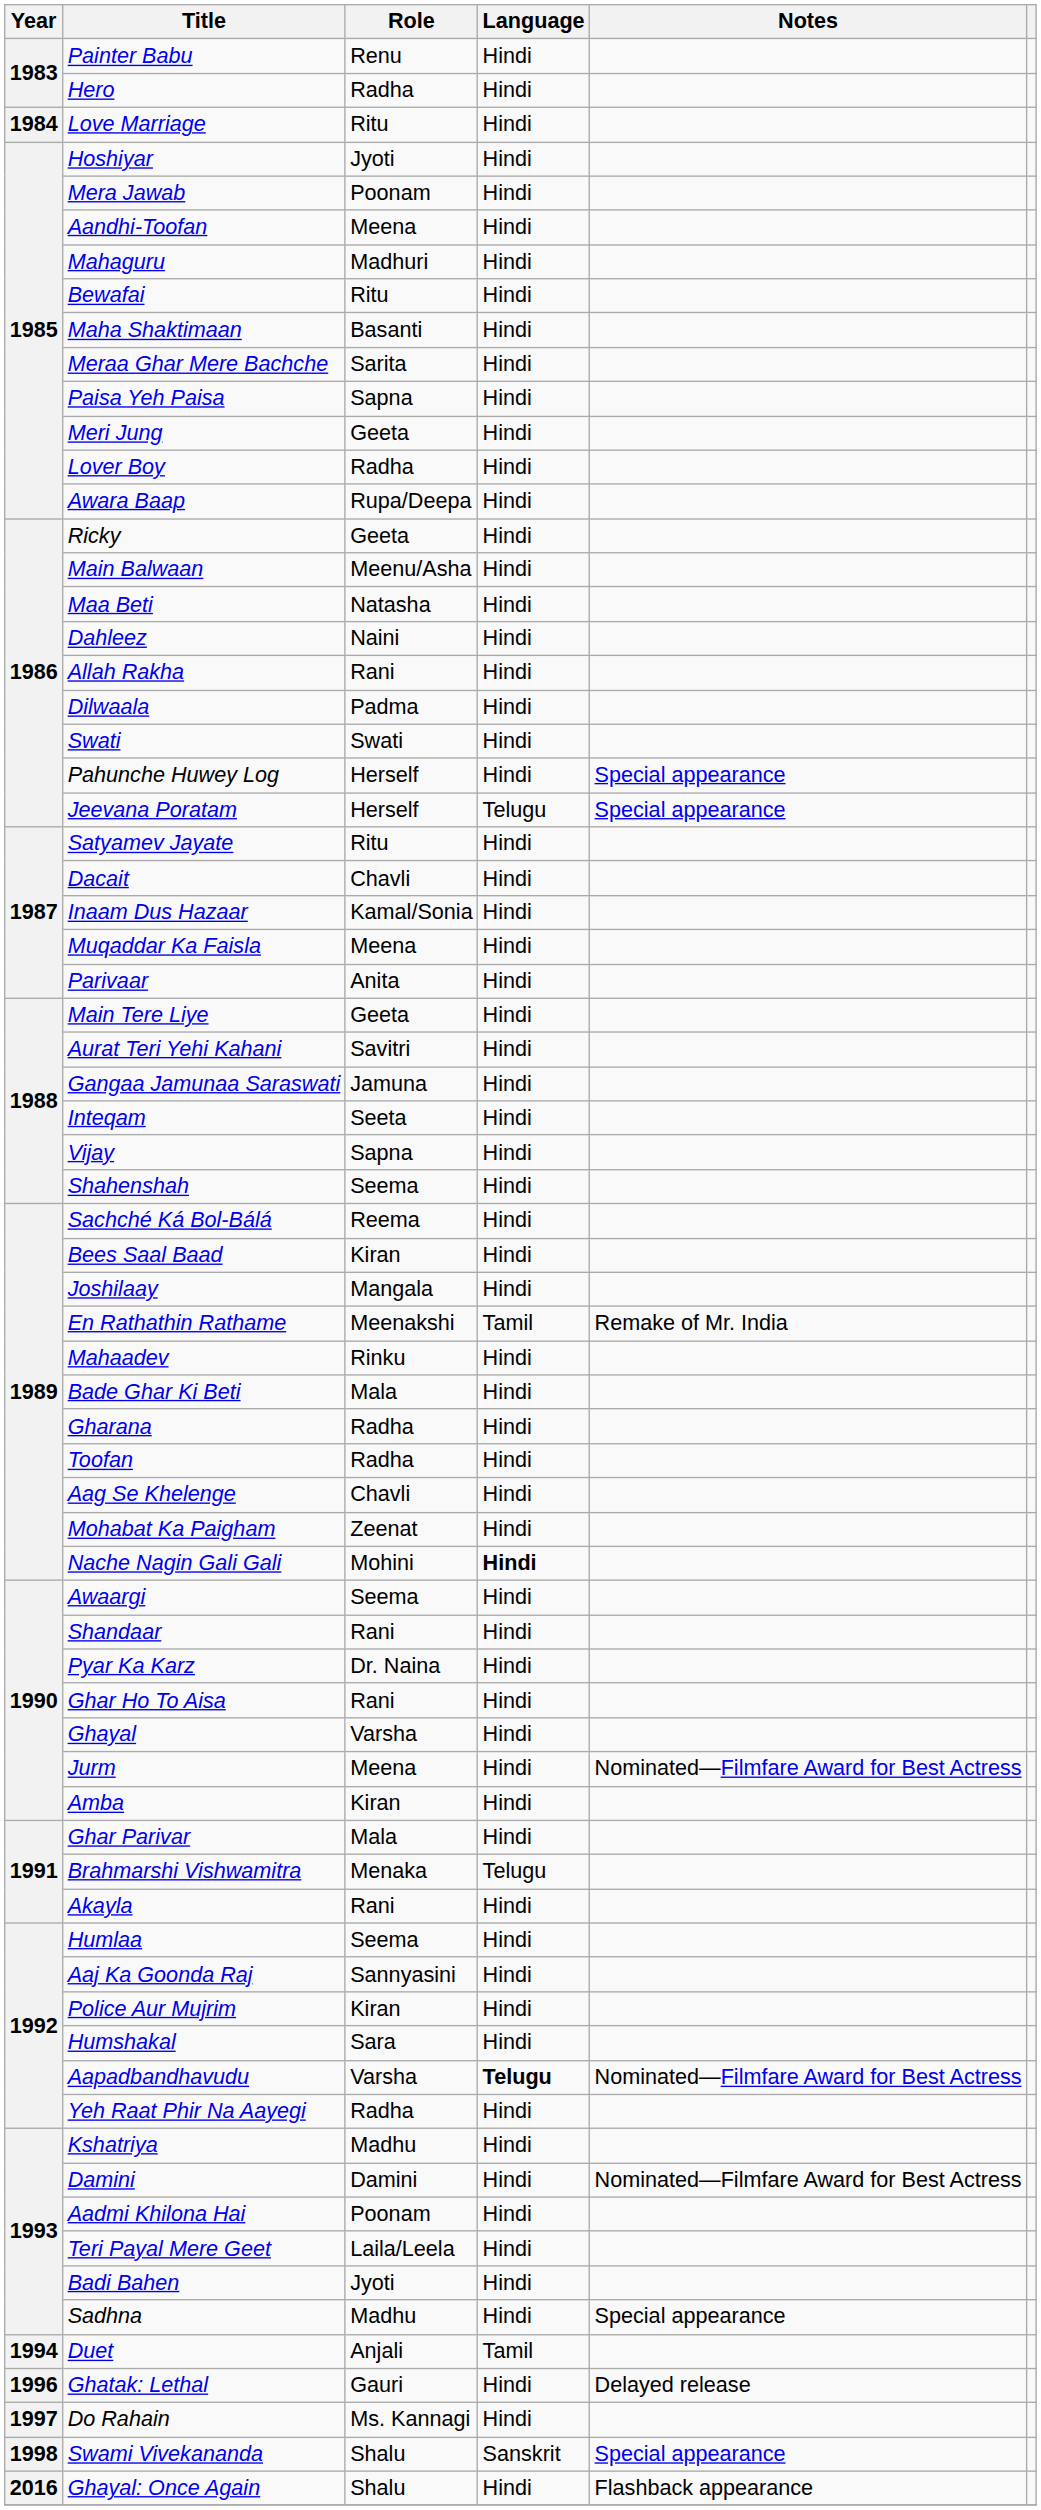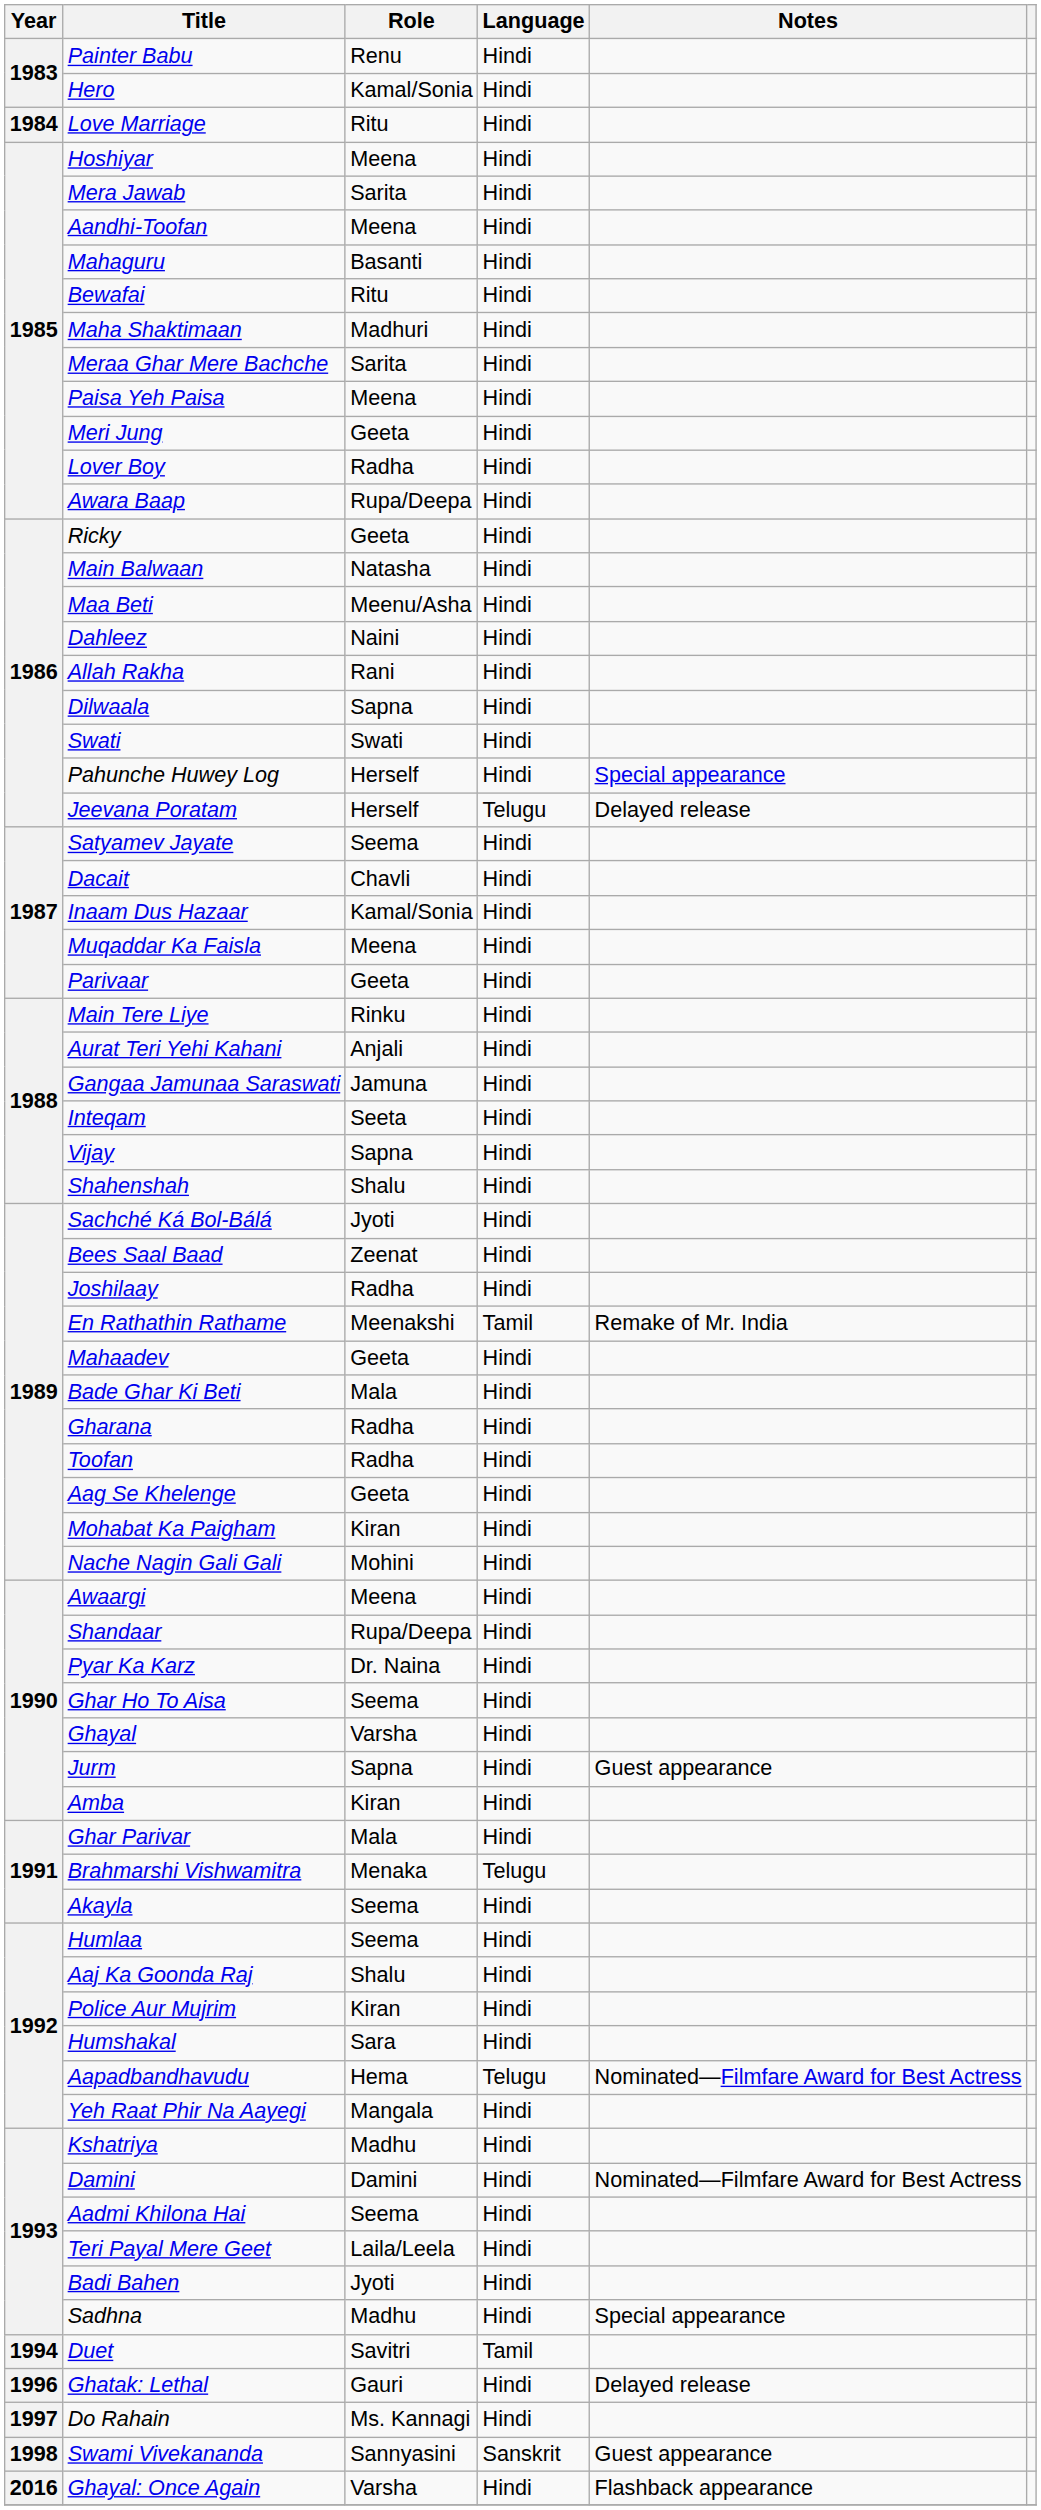(382, 90) Radha -> (411, 90) Kamal/Sonia
(372, 158) Jyoti -> (383, 158) Meena
(390, 192) Poonam -> (378, 192) Sarita
(389, 261) Madhuri -> (386, 261) Basanti
(386, 329) Basanti -> (389, 329) Madhuri
(381, 398) Sapna -> (383, 398) Meena
(411, 569) Meenu/Asha -> (390, 569) Natasha
(390, 603) Natasha -> (411, 603) Meenu/Asha
(384, 706) Padma -> (381, 706) Sapna
(690, 809) Special appearance -> (673, 809) Delayed release
(369, 843) Ritu -> (384, 843) Seema
(375, 980) Anita -> (380, 980) Geeta
(380, 1015) Geeta -> (378, 1015) Rinku
(380, 1049) Savitri -> (377, 1049) Anjali
(384, 1186) Seema -> (378, 1186) Shalu
(385, 1220) Reema -> (372, 1220) Jyoti
(375, 1254) Kiran -> (384, 1254) Zeenat
(392, 1289) Mangala -> (382, 1289) Radha
(378, 1357) Rinku -> (380, 1357) Geeta
(380, 1494) Chavli -> (380, 1494) Geeta
(384, 1528) Zeenat -> (375, 1528) Kiran
(510, 1563) bold -> (507, 1563) normal
(384, 1597) Seema -> (383, 1597) Meena
(372, 1631) Rani -> (411, 1631) Rupa/Deepa
(372, 1700) Rani -> (384, 1700) Seema
(383, 1768) Meena -> (381, 1768) Sapna
(808, 1768) Nominated—Filmfare Award for Best Actress -> (683, 1768) Guest appearance
(372, 1905) Rani -> (384, 1905) Seema
(403, 1974) Sannyasini -> (378, 1974) Shalu
(384, 2077) Varsha -> (379, 2077) Hema
(517, 2077) bold -> (514, 2077) normal
(382, 2111) Radha -> (392, 2111) Mangala
(390, 2214) Poonam -> (384, 2214) Seema
(377, 2351) Anjali -> (380, 2351) Savitri
(378, 2453) Shalu -> (403, 2453) Sannyasini
(690, 2453) Special appearance -> (683, 2453) Guest appearance
(378, 2488) Shalu -> (384, 2488) Varsha
